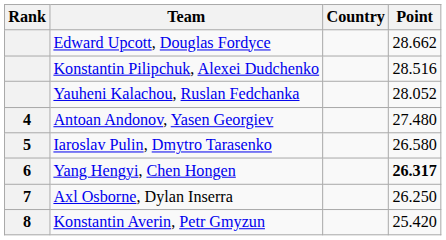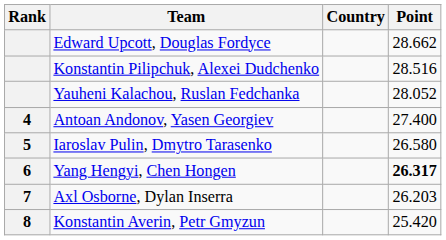(415, 119) 27.480 -> (415, 119) 27.400
(415, 196) 26.250 -> (415, 196) 26.203
